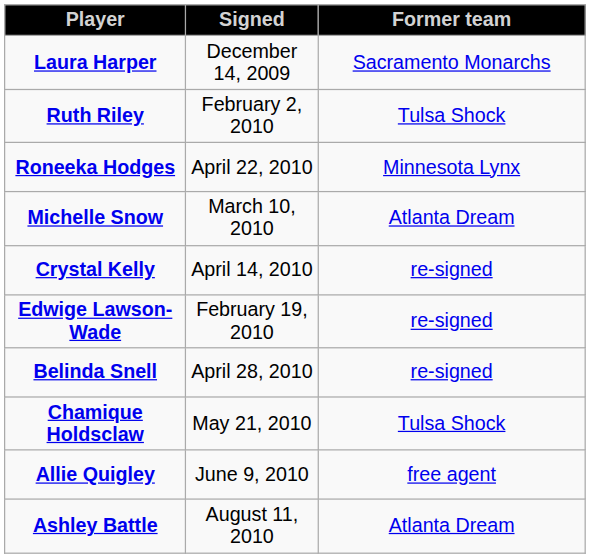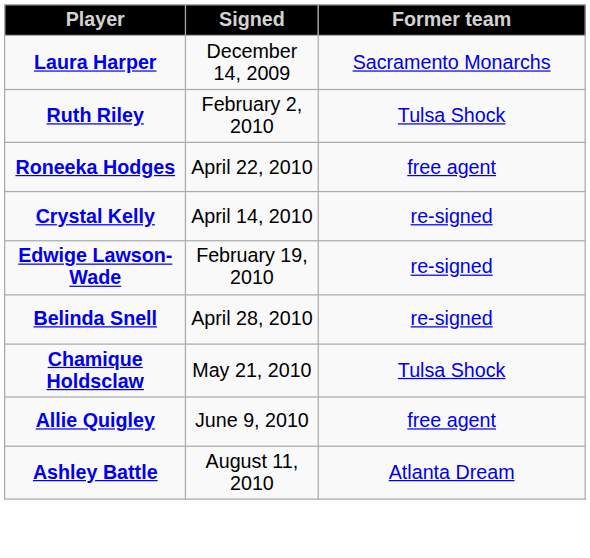(452, 167) Minnesota Lynx -> (452, 167) free agent
- row: (95, 218)
